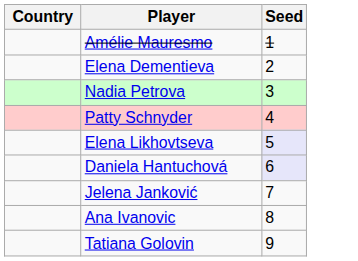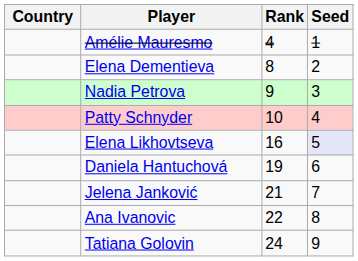+ column: (285, 17)
(270, 167) lavender background -> (316, 167) no background
